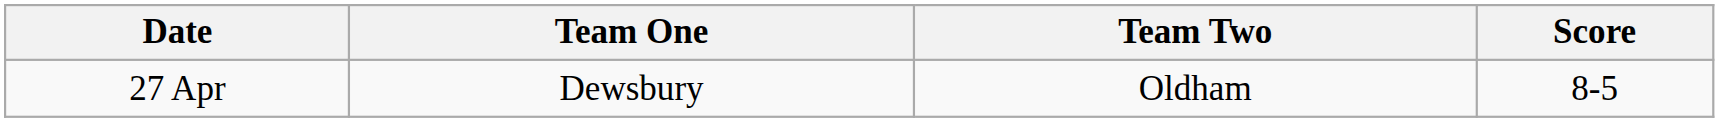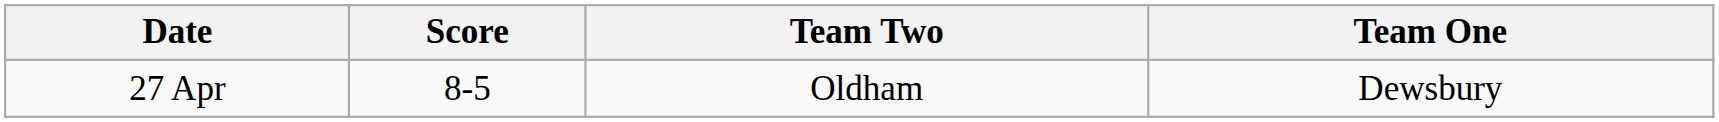columns swapped: (632, 32) <-> (1595, 32)
